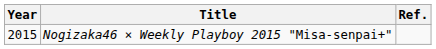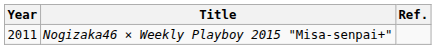(22, 35) 2015 -> (22, 35) 2011
